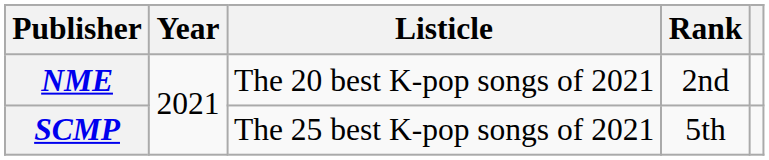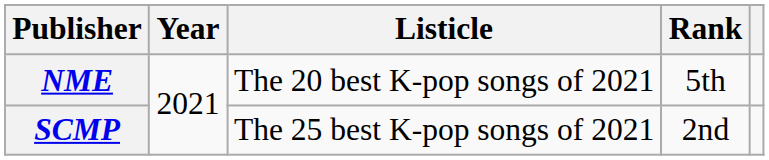(706, 79) 2nd -> (706, 79) 5th
(706, 129) 5th -> (706, 129) 2nd
